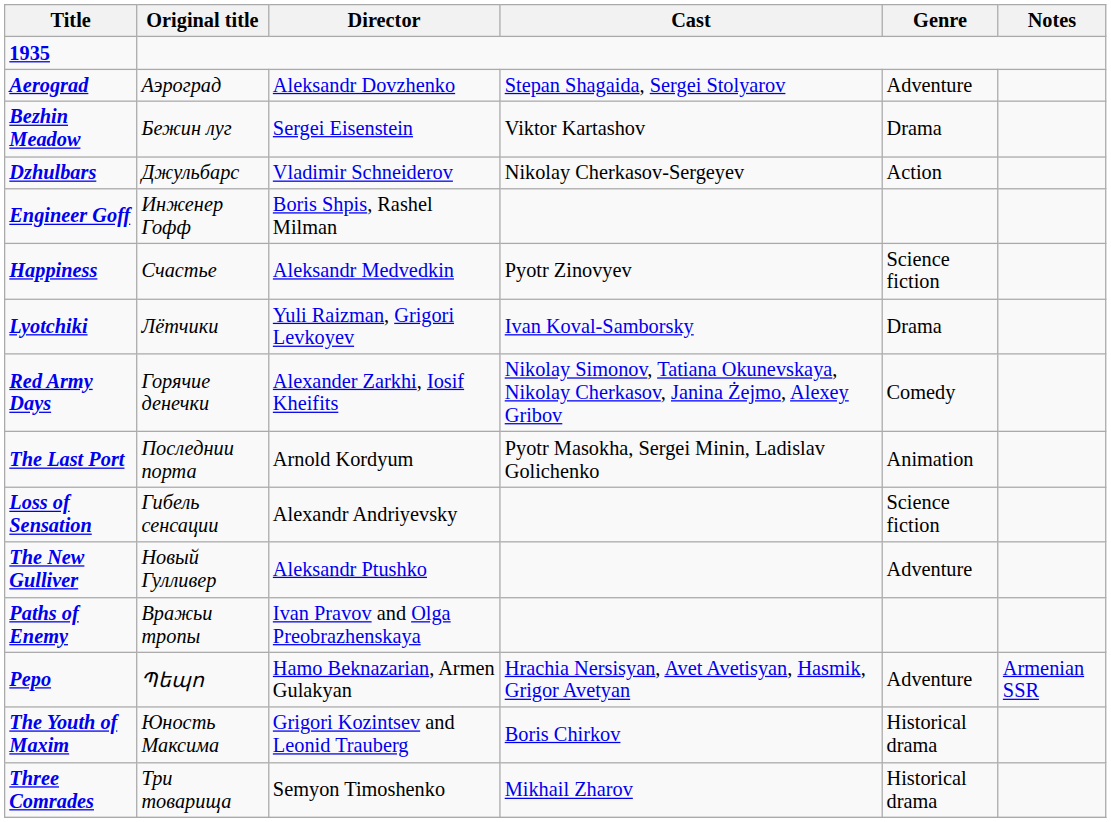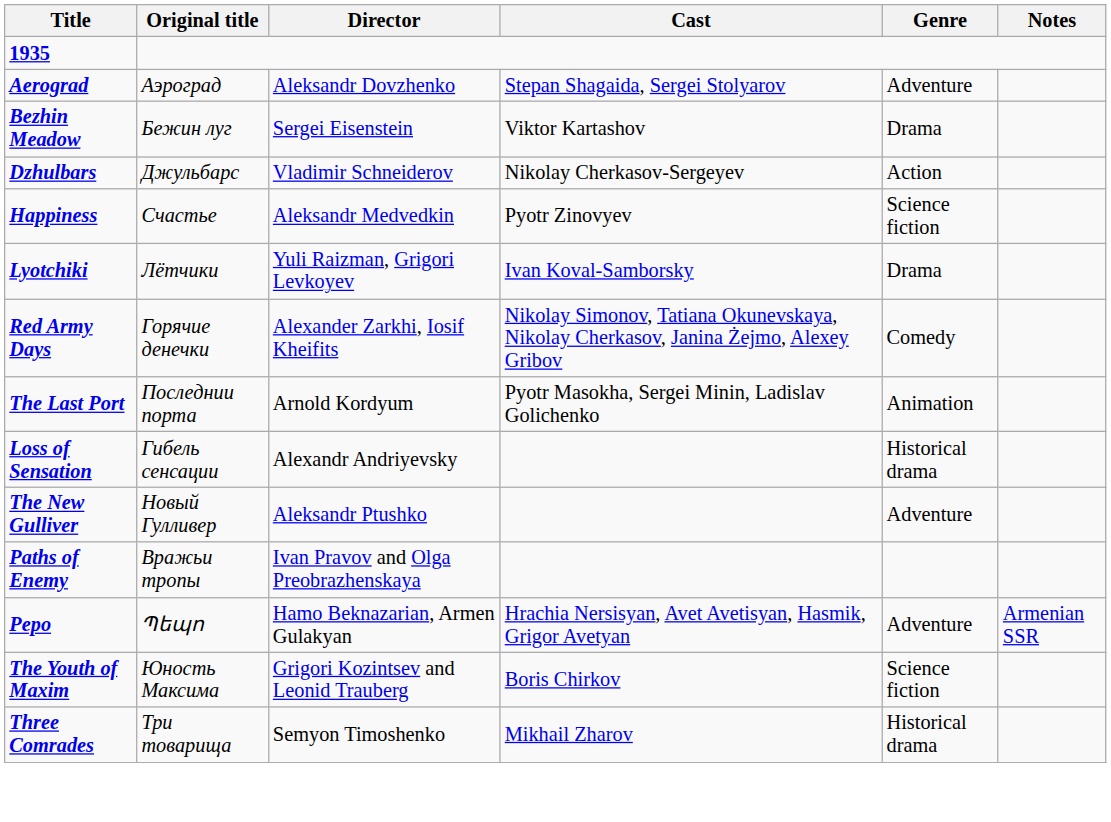- row: (70, 216)
(918, 514) Science fiction -> (927, 459) Historical drama
(927, 734) Historical drama -> (918, 679) Science fiction
